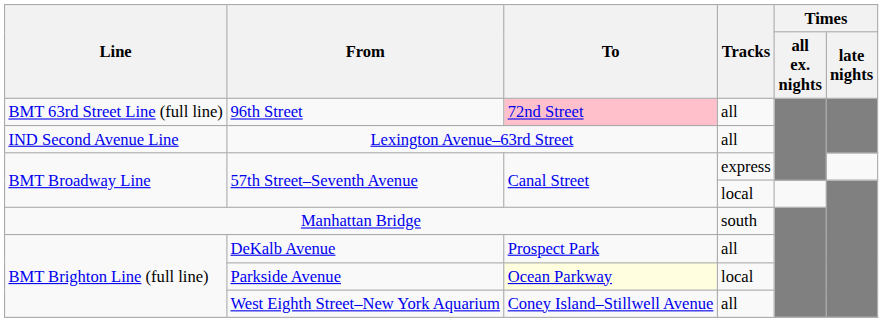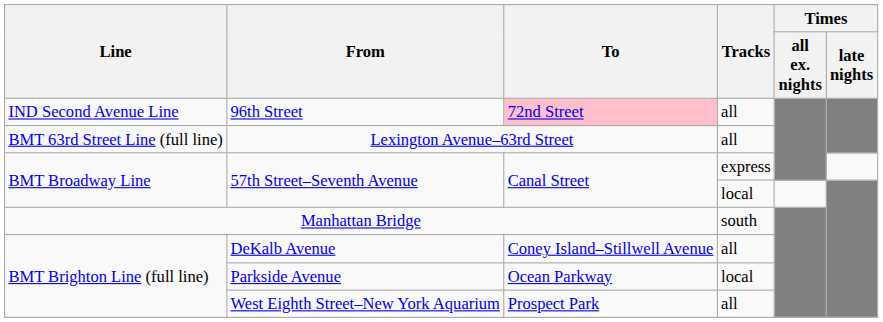(116, 112) BMT 63rd Street Line (full line) -> (94, 112) IND Second Avenue Line
(94, 139) IND Second Avenue Line -> (116, 139) BMT 63rd Street Line (full line)
(553, 248) Prospect Park -> (611, 248) Coney Island–Stillwell Avenue
(560, 276) lightyellow background -> (560, 276) no background
(611, 303) Coney Island–Stillwell Avenue -> (553, 303) Prospect Park
